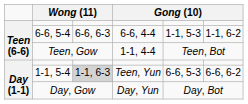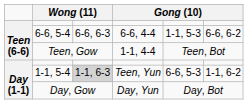(223, 34) 1-1, 6-2 -> (223, 34) 6-6, 6-2
(223, 73) 6-6, 6-2 -> (223, 73) 1-1, 6-2
